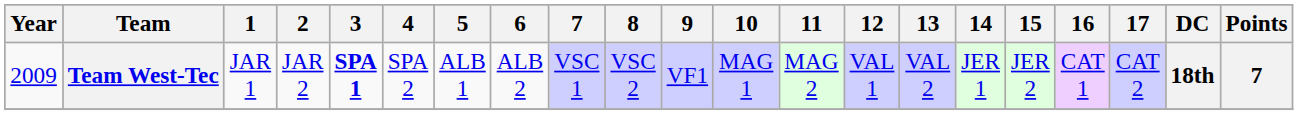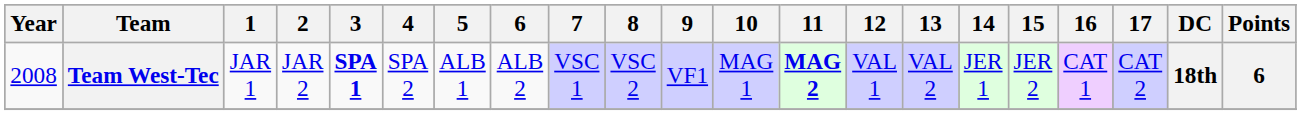(34, 75) 2009 -> (34, 75) 2008
(811, 75) normal -> (813, 75) bold
(1257, 75) 7 -> (1259, 75) 6
